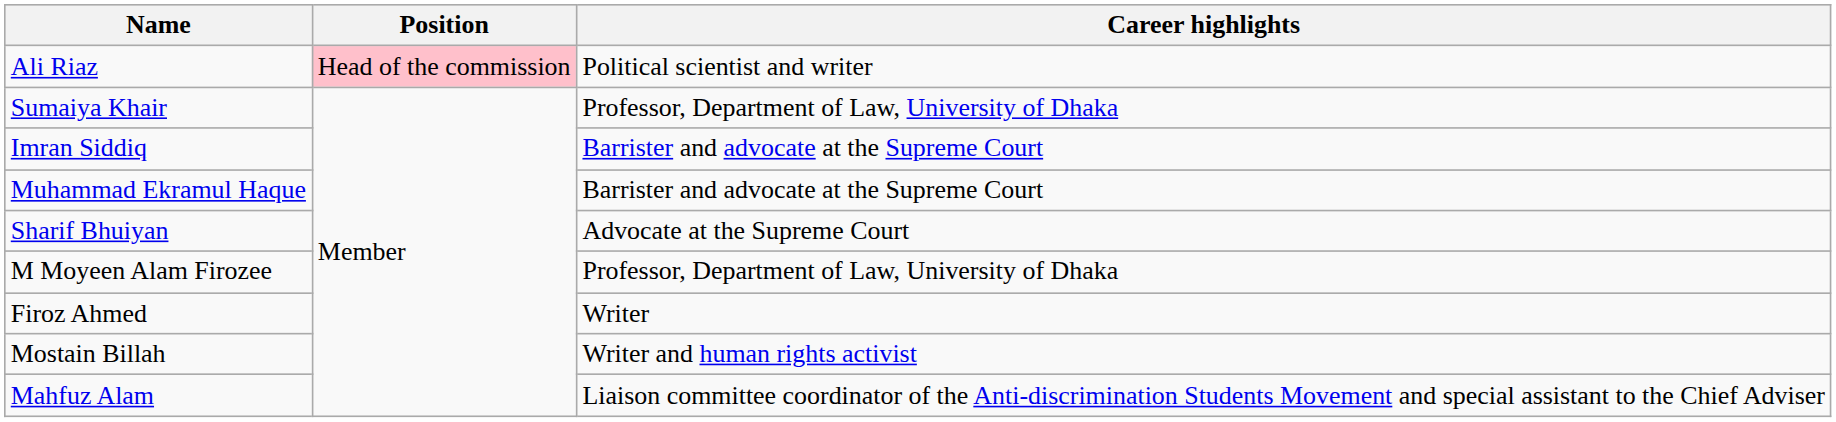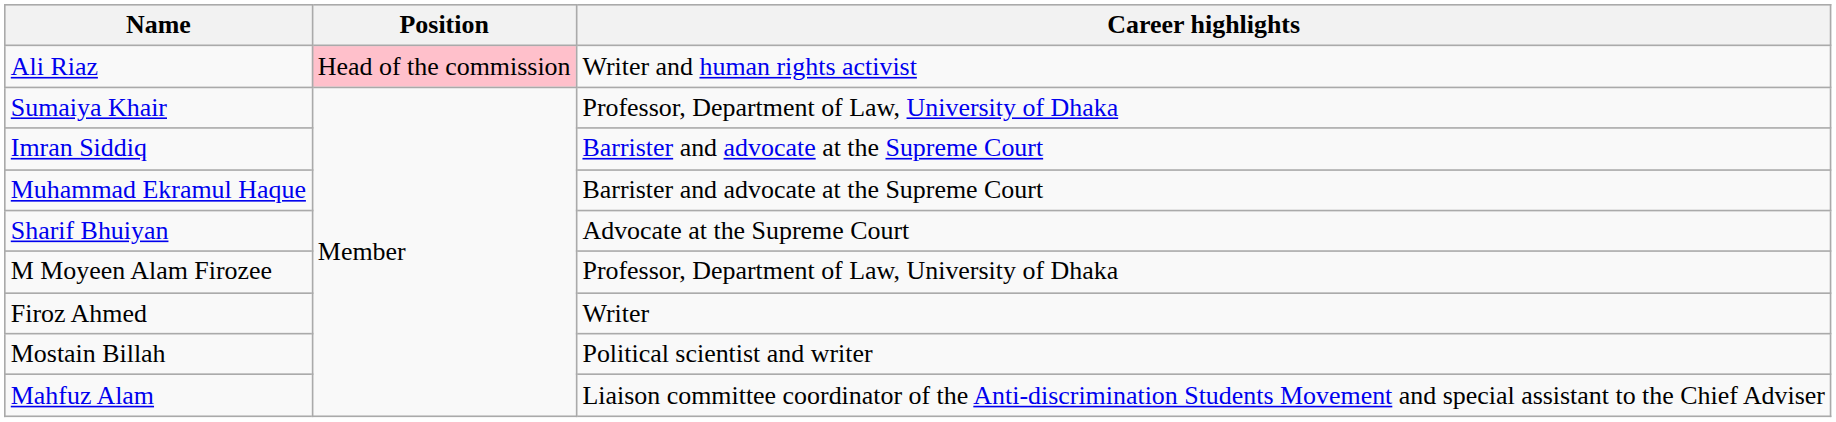(728, 66) Political scientist and writer -> (750, 66) Writer and human rights activist
(750, 353) Writer and human rights activist -> (728, 353) Political scientist and writer
